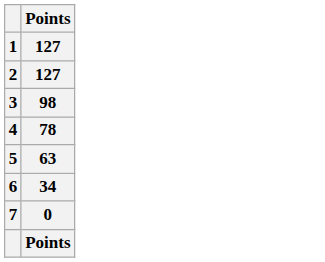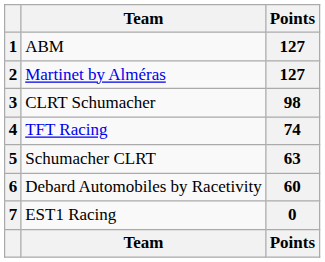+ column: (143, 18)
(48, 130) 78 -> (292, 130) 74
(48, 186) 34 -> (292, 186) 60
